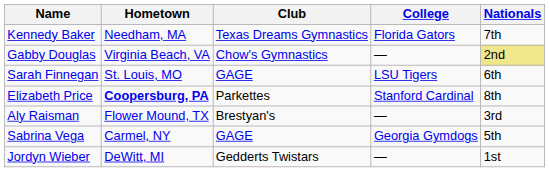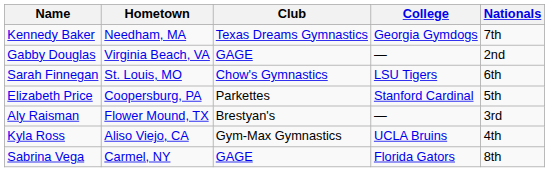(414, 34) Florida Gators -> (426, 34) Georgia Gymdogs
(272, 55) Chow's Gymnastics -> (234, 55) GAGE
(494, 55) khaki background -> (494, 55) no background
(234, 75) GAGE -> (272, 75) Chow's Gymnastics
(156, 95) bold -> (153, 95) normal
(493, 95) 8th -> (493, 95) 5th
+ row: (36, 136)
(426, 136) Georgia Gymdogs -> (414, 156) Florida Gators
(493, 136) 5th -> (493, 156) 8th
- row: (49, 156)
